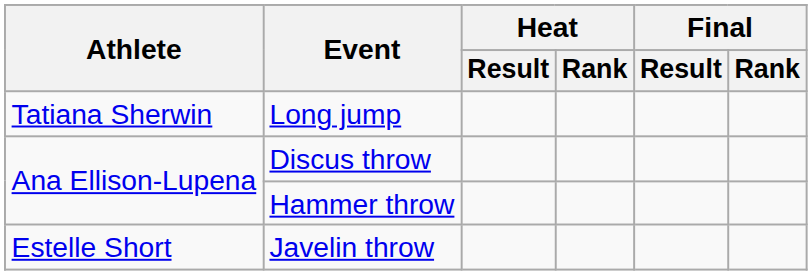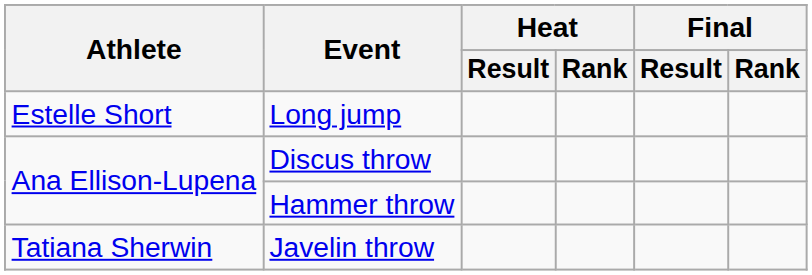(112, 114) Tatiana Sherwin -> (92, 114) Estelle Short
(92, 248) Estelle Short -> (112, 248) Tatiana Sherwin
